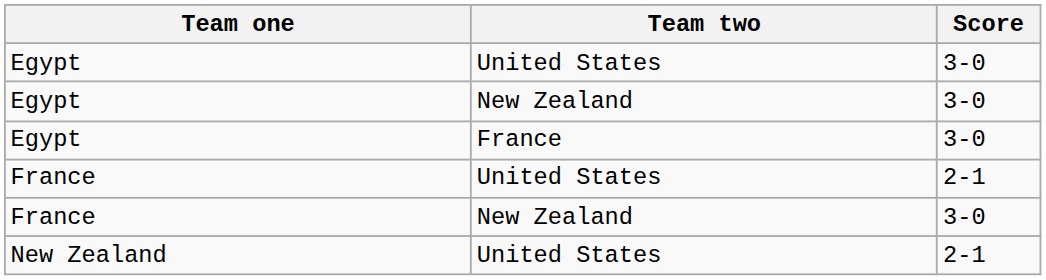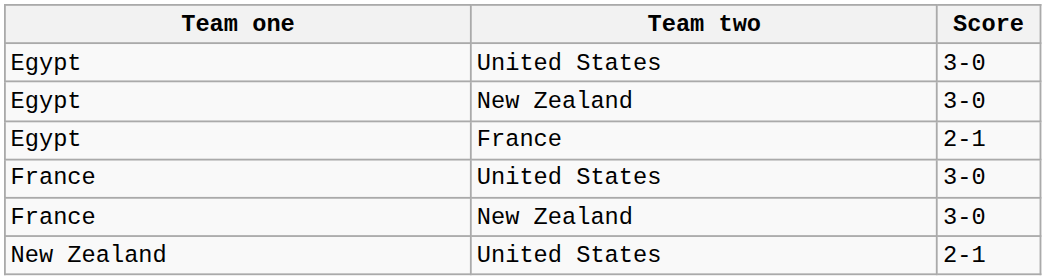(964, 140) 3-0 -> (964, 140) 2-1
(964, 178) 2-1 -> (964, 178) 3-0
